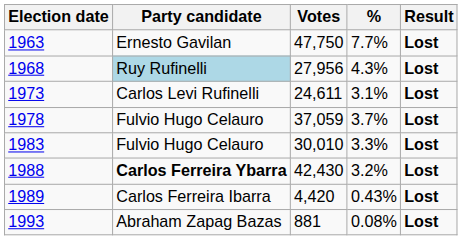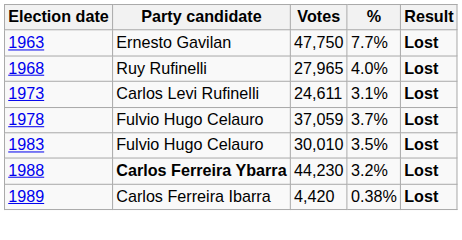(162, 68) lightblue background -> (162, 68) no background
(319, 68) 27,956 -> (319, 68) 27,965
(369, 68) 4.3% -> (369, 68) 4.0%
(369, 145) 3.3% -> (369, 145) 3.5%
(319, 171) 42,430 -> (319, 171) 44,230
(374, 196) 0.43% -> (374, 196) 0.38%
- row: (26, 222)
